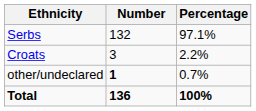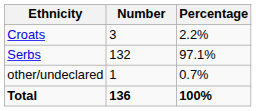rows swapped: (24, 34) <-> (26, 55)
(113, 75) bold -> (113, 75) normal
